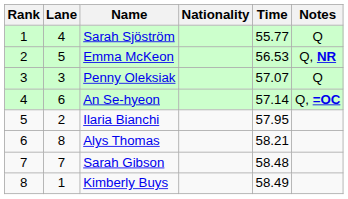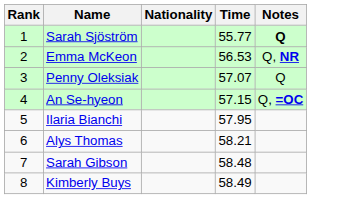- column: (62, 15)
(318, 36) normal -> (281, 36) bold
(272, 99) 57.14 -> (235, 99) 57.15
